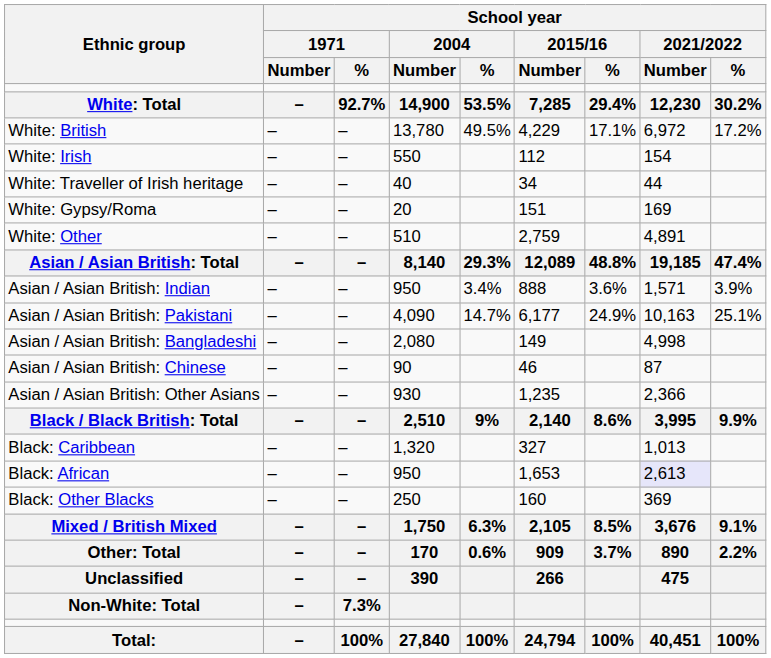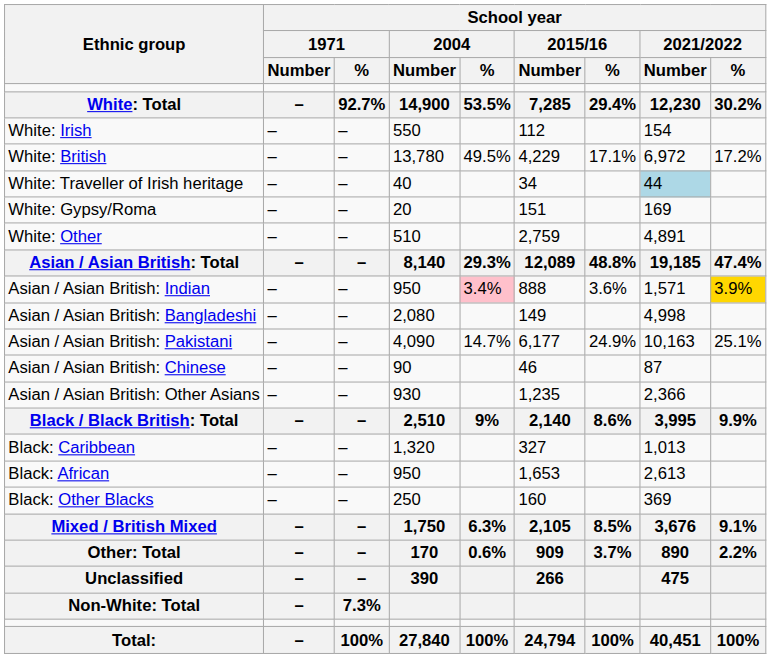rows swapped: (57, 130) <-> (50, 157)
(653, 183) no background -> (653, 183) lightblue background
(482, 289) no background -> (482, 289) pink background
(733, 289) no background -> (733, 289) gold background
rows swapped: (120, 315) <-> (132, 342)
(665, 473) lavender background -> (665, 473) no background
